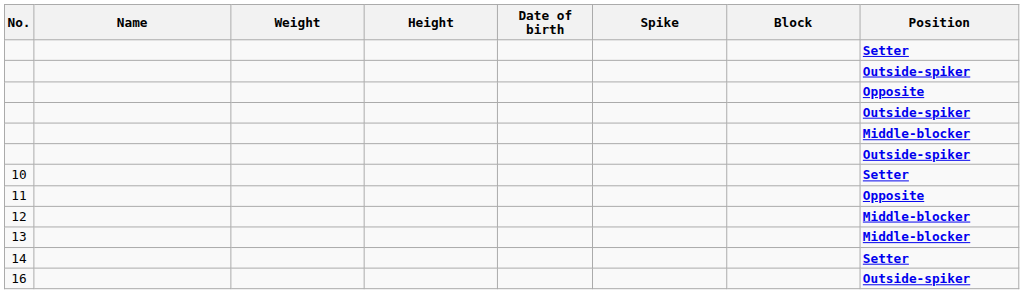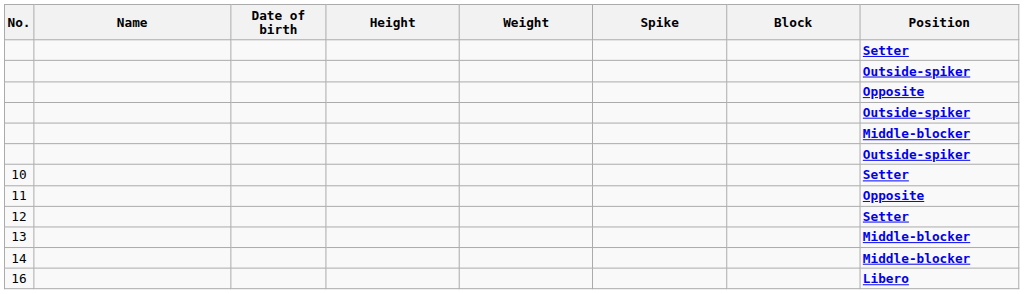columns swapped: (545, 22) <-> (297, 22)
(917, 216) Middle-blocker -> (886, 216) Setter
(886, 258) Setter -> (917, 258) Middle-blocker
(917, 279) Outside-spiker -> (886, 279) Libero
